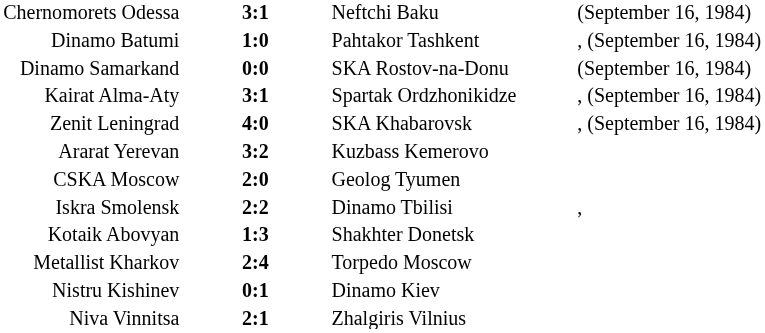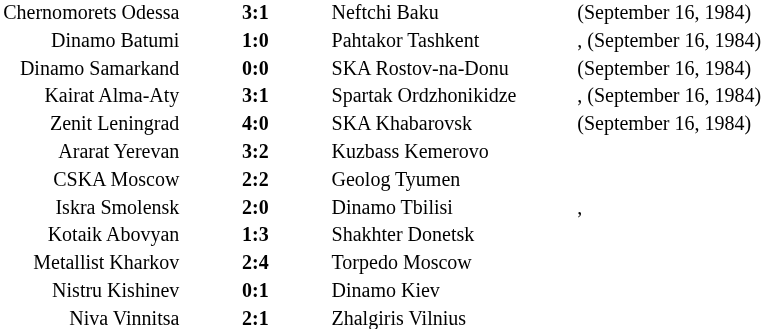(669, 123) , (September 16, 1984) -> (664, 123) (September 16, 1984)
(255, 179) 2:0 -> (255, 179) 2:2
(255, 207) 2:2 -> (255, 207) 2:0
